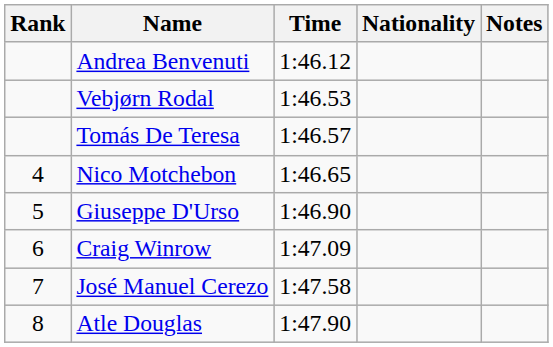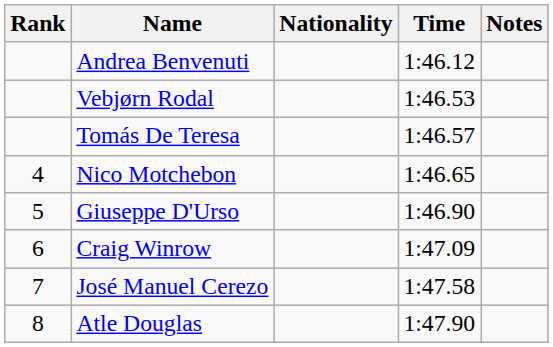columns swapped: (419, 23) <-> (315, 23)
